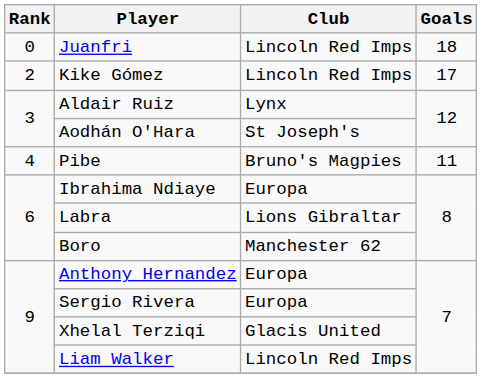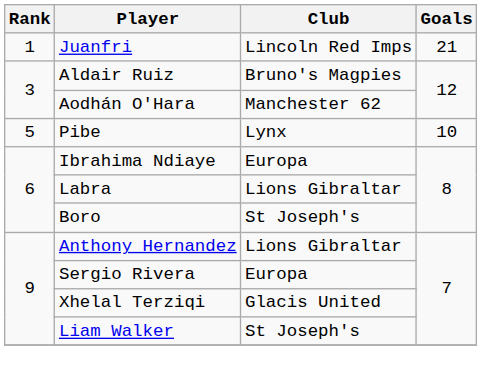(30, 47) 0 -> (30, 47) 1
(447, 47) 18 -> (447, 47) 21
- row: (111, 76)
(266, 104) Lynx -> (323, 76) Bruno's Magpies
(302, 132) St Joseph's -> (313, 104) Manchester 62
(30, 161) 4 -> (30, 132) 5
(323, 161) Bruno's Magpies -> (266, 132) Lynx
(447, 161) 11 -> (447, 132) 10
(313, 246) Manchester 62 -> (302, 218) St Joseph's
(276, 274) Europa -> (323, 246) Lions Gibraltar
(329, 360) Lincoln Red Imps -> (302, 331) St Joseph's
